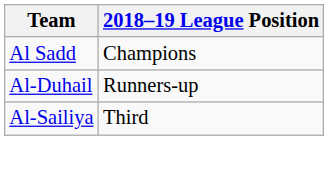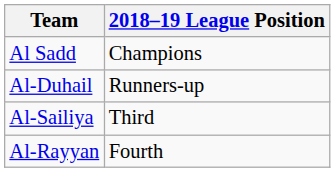+ row: (54, 150)
